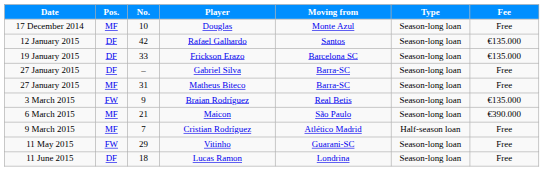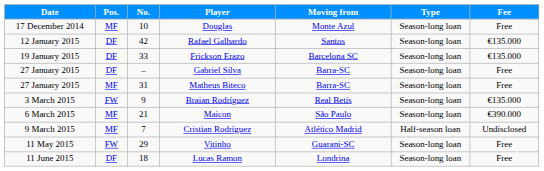(504, 130) Free -> (504, 130) Undisclosed
